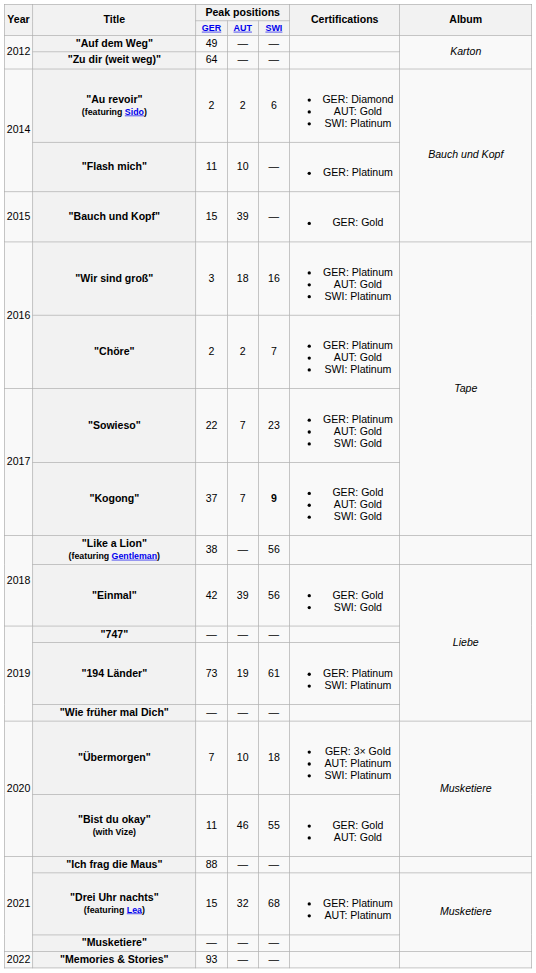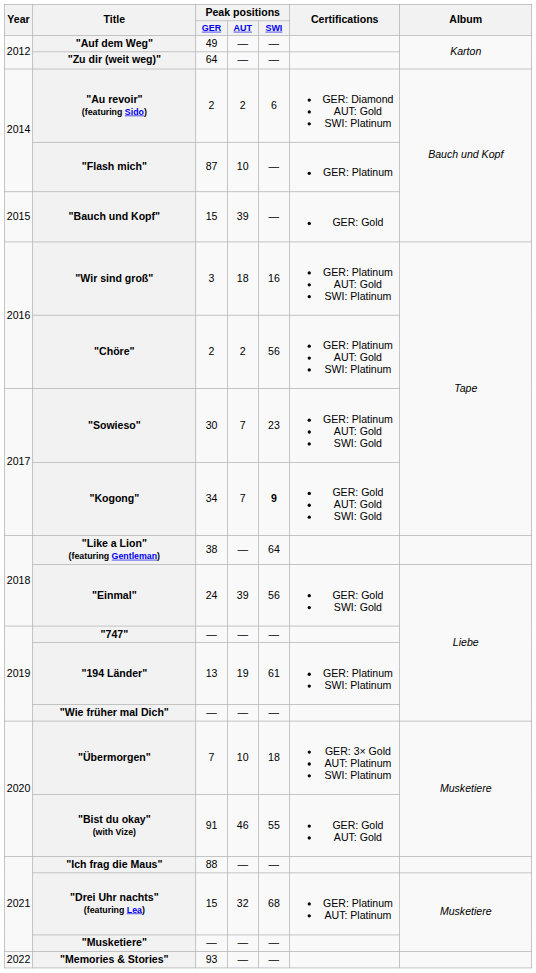(212, 167) 11 -> (212, 167) 87
(274, 352) 7 -> (274, 352) 56
(212, 425) 22 -> (212, 425) 30
(212, 499) 37 -> (212, 499) 34
(274, 550) 56 -> (274, 550) 64
(212, 595) 42 -> (212, 595) 24
(212, 673) 73 -> (212, 673) 13
(212, 825) 11 -> (212, 825) 91
